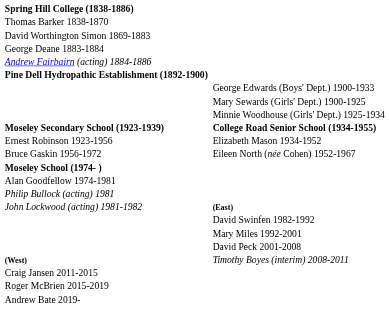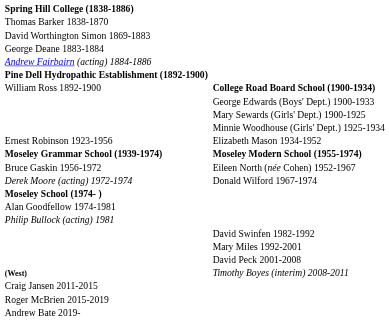+ row: (53, 88)
- row: (84, 128)
+ row: (83, 154)
+ row: (69, 181)
- row: (73, 207)
